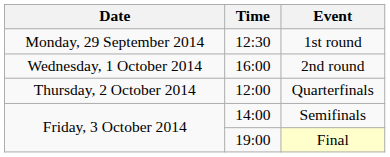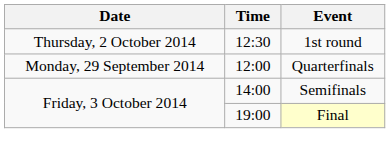(115, 41) Monday, 29 September 2014 -> (115, 41) Thursday, 2 October 2014
- row: (333, 66)
(115, 90) Thursday, 2 October 2014 -> (115, 66) Monday, 29 September 2014
